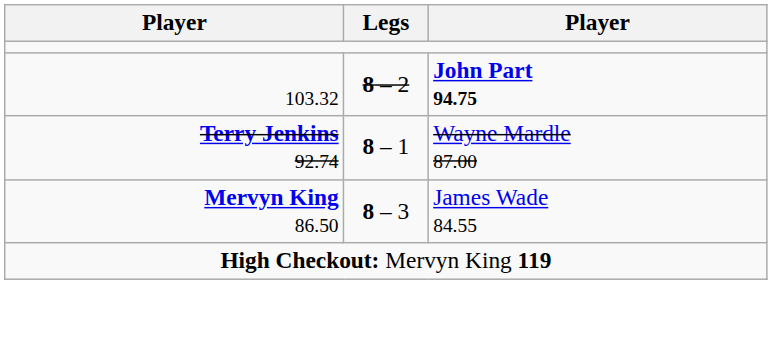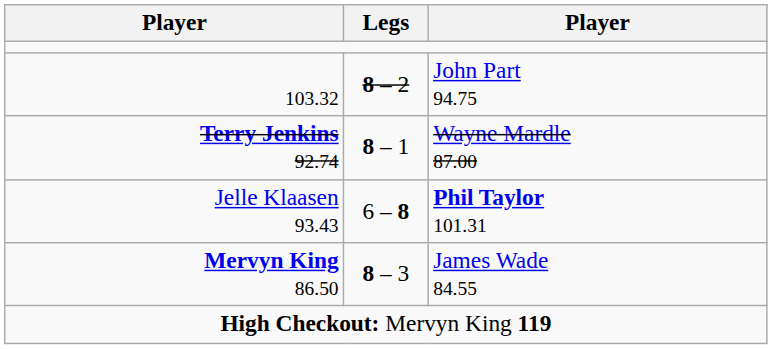(483, 83) bold -> (477, 83) normal
+ row: (277, 210)
